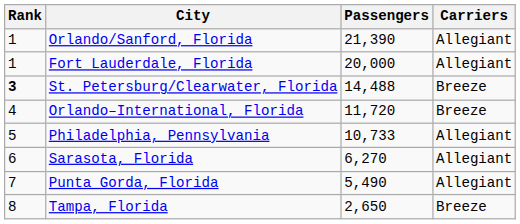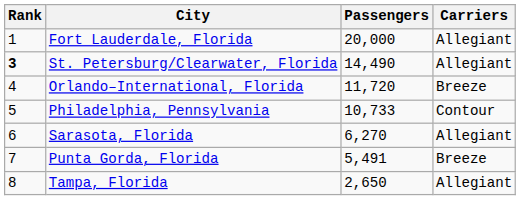- row: (151, 40)
(370, 88) 14,488 -> (370, 64) 14,490
(461, 88) Breeze -> (474, 64) Allegiant
(474, 135) Allegiant -> (466, 111) Contour
(365, 183) 5,490 -> (365, 159) 5,491
(474, 183) Allegiant -> (461, 159) Breeze
(461, 206) Breeze -> (474, 183) Allegiant
